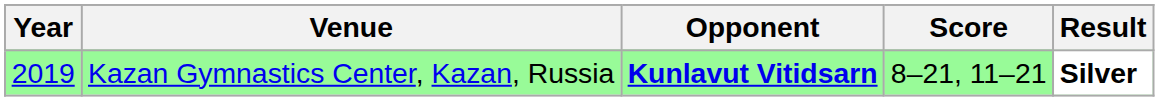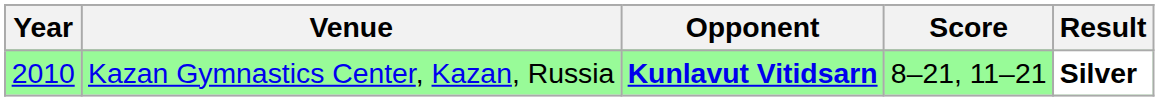(43, 73) 2019 -> (43, 73) 2010
